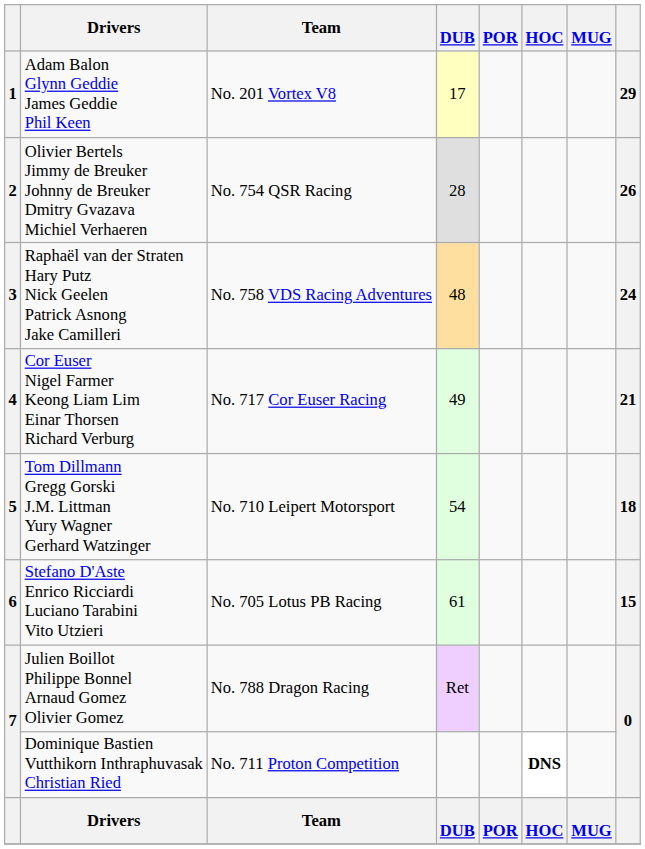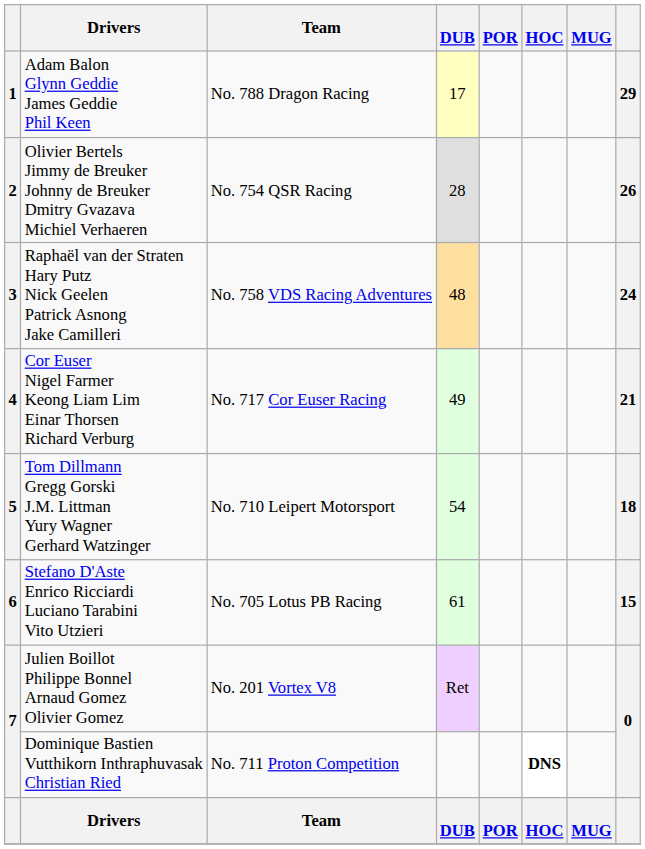(273, 93) No. 201 Vortex V8 -> (290, 93) No. 788 Dragon Racing
(290, 687) No. 788 Dragon Racing -> (273, 687) No. 201 Vortex V8
